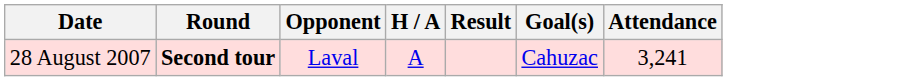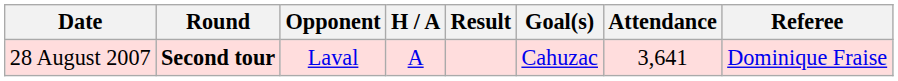+ column: (807, 22)
(663, 57) 3,241 -> (663, 57) 3,641
